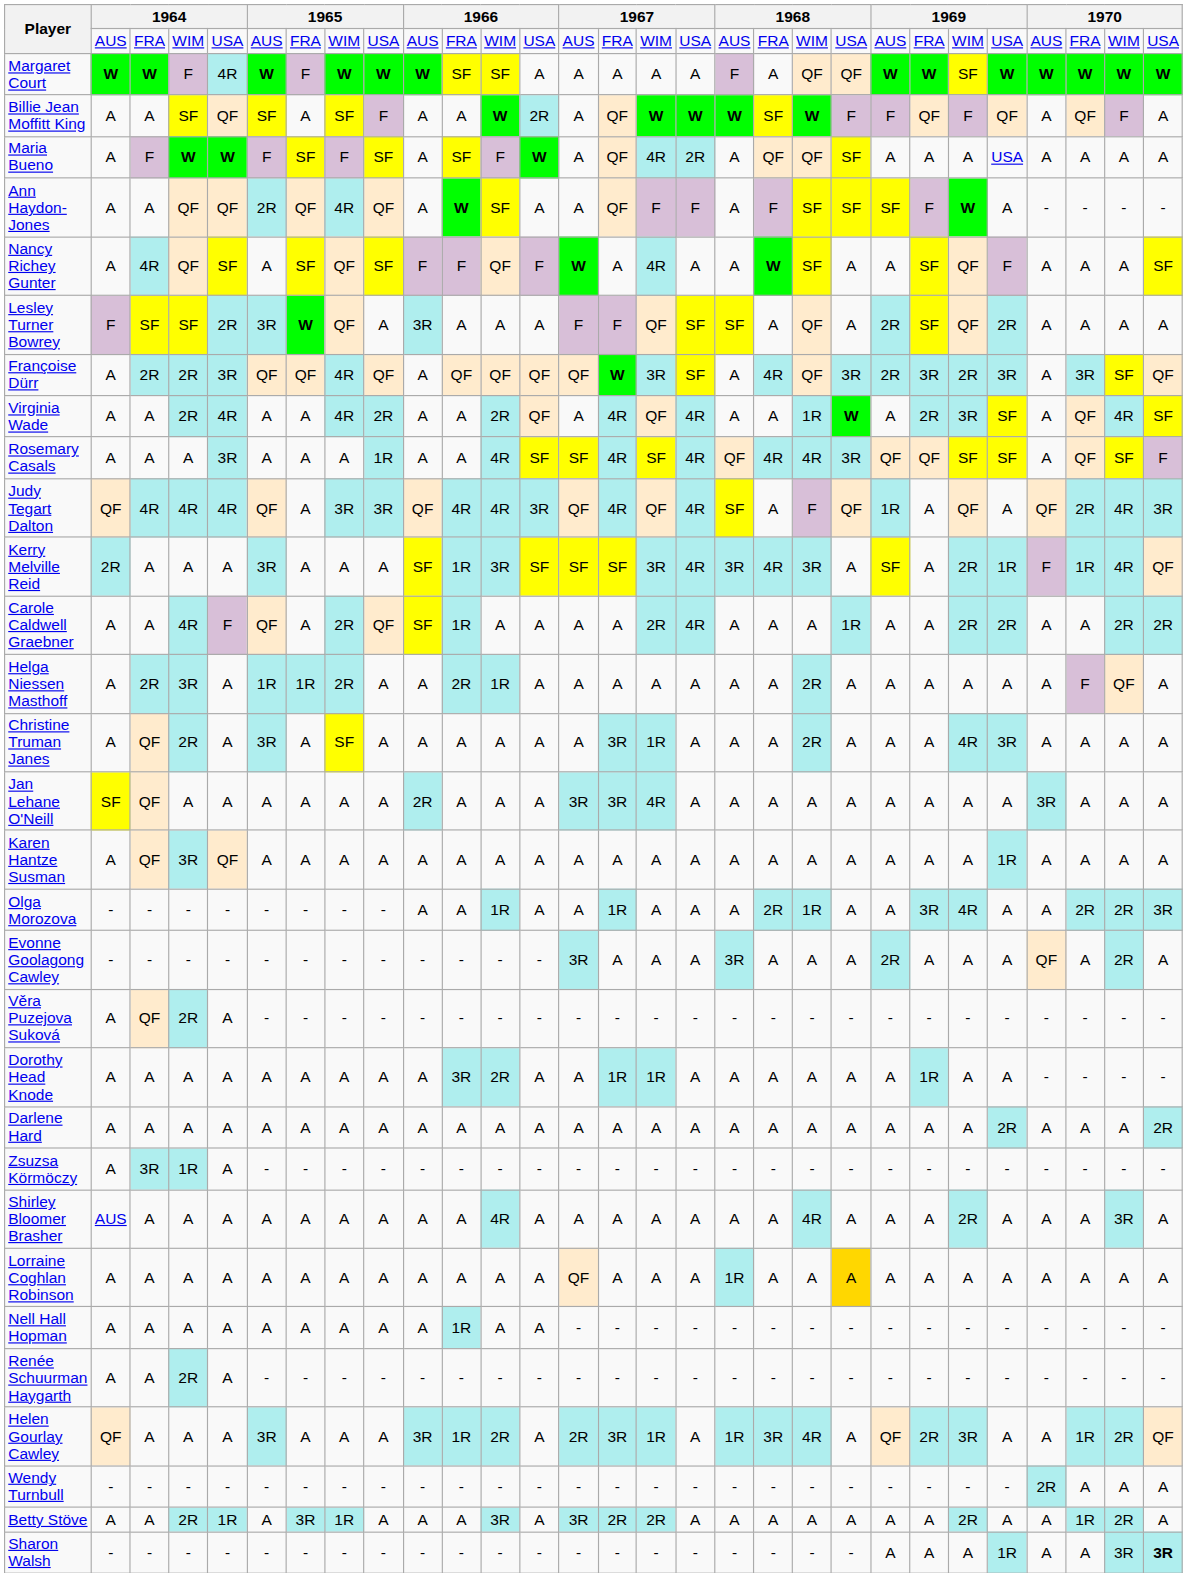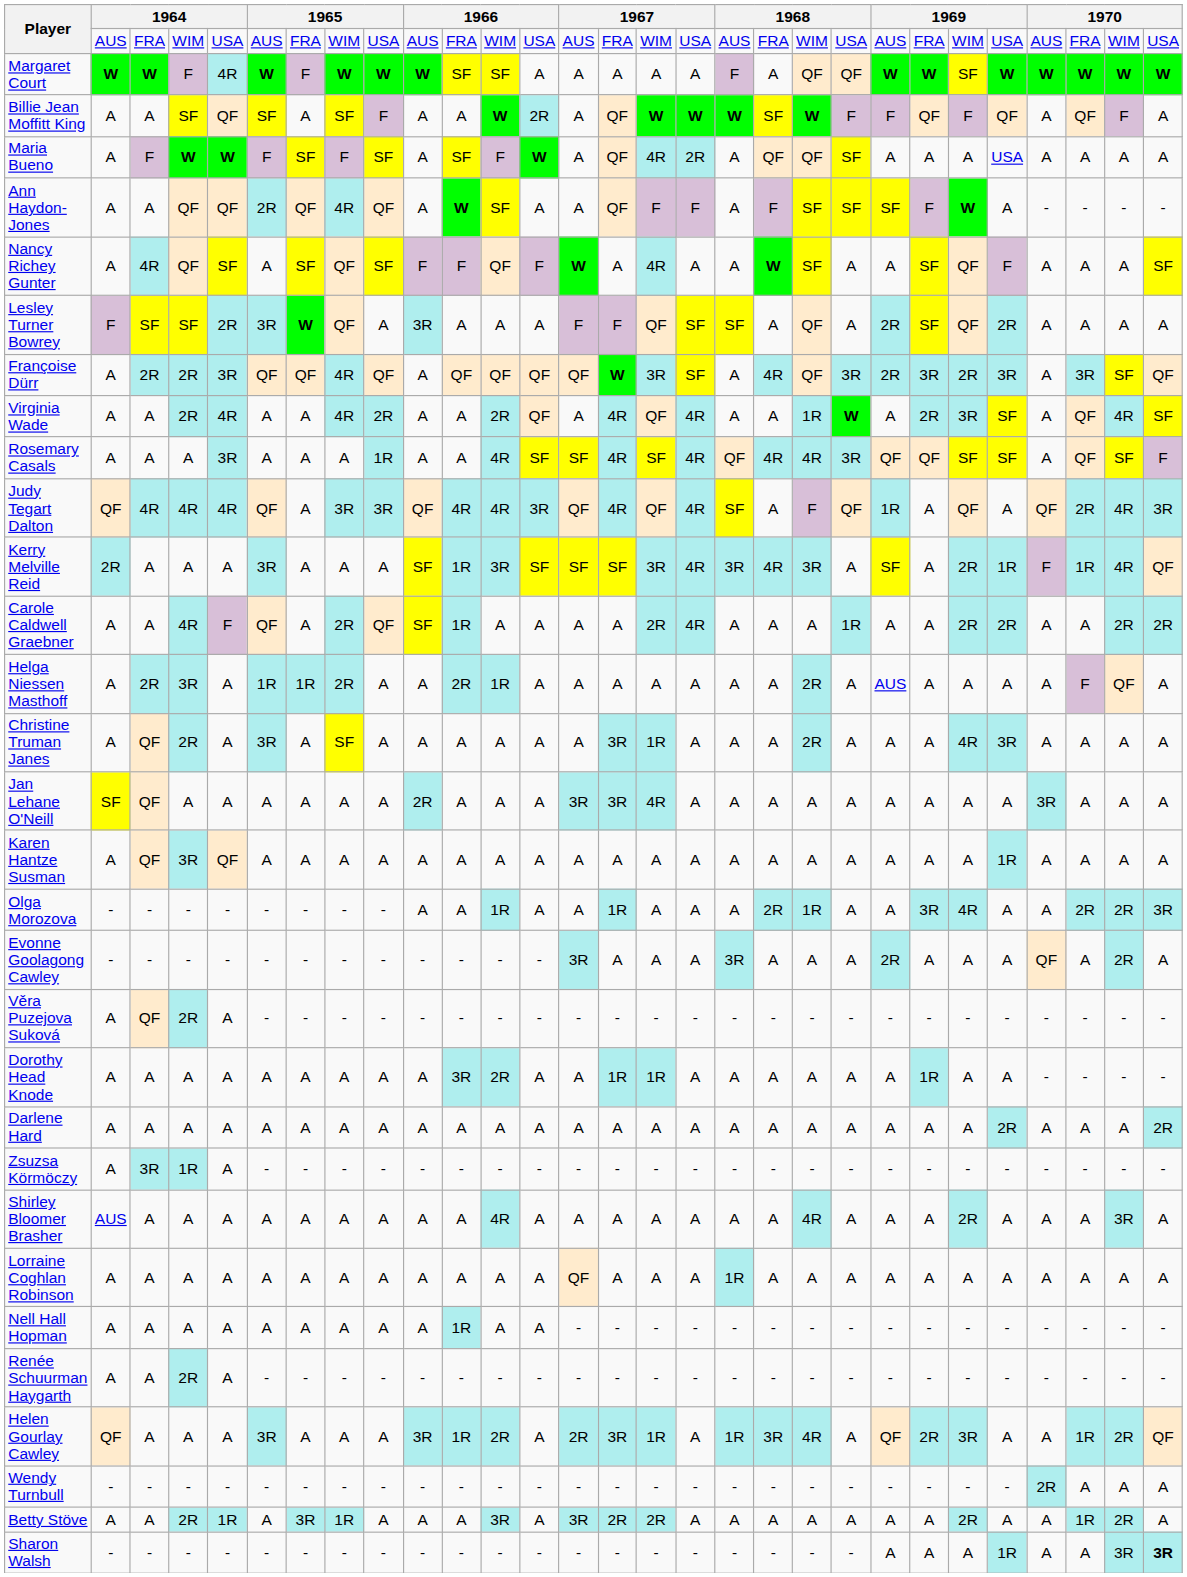(890, 683) A -> (890, 683) AUS
(851, 1277) gold background -> (851, 1277) no background
